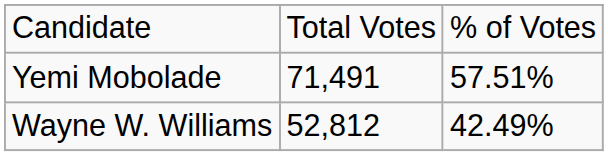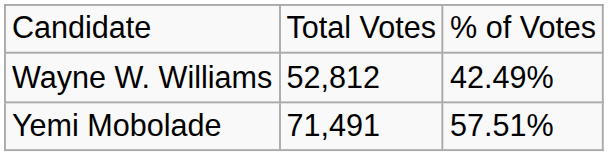rows swapped: (117, 77) <-> (142, 125)
